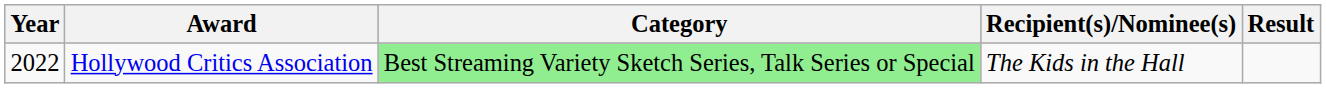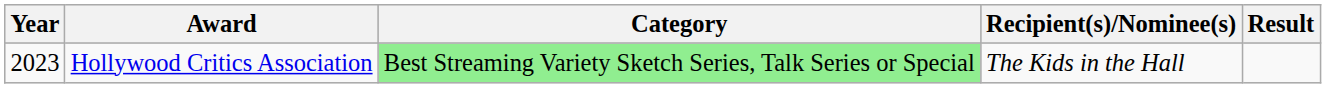(35, 62) 2022 -> (35, 62) 2023
